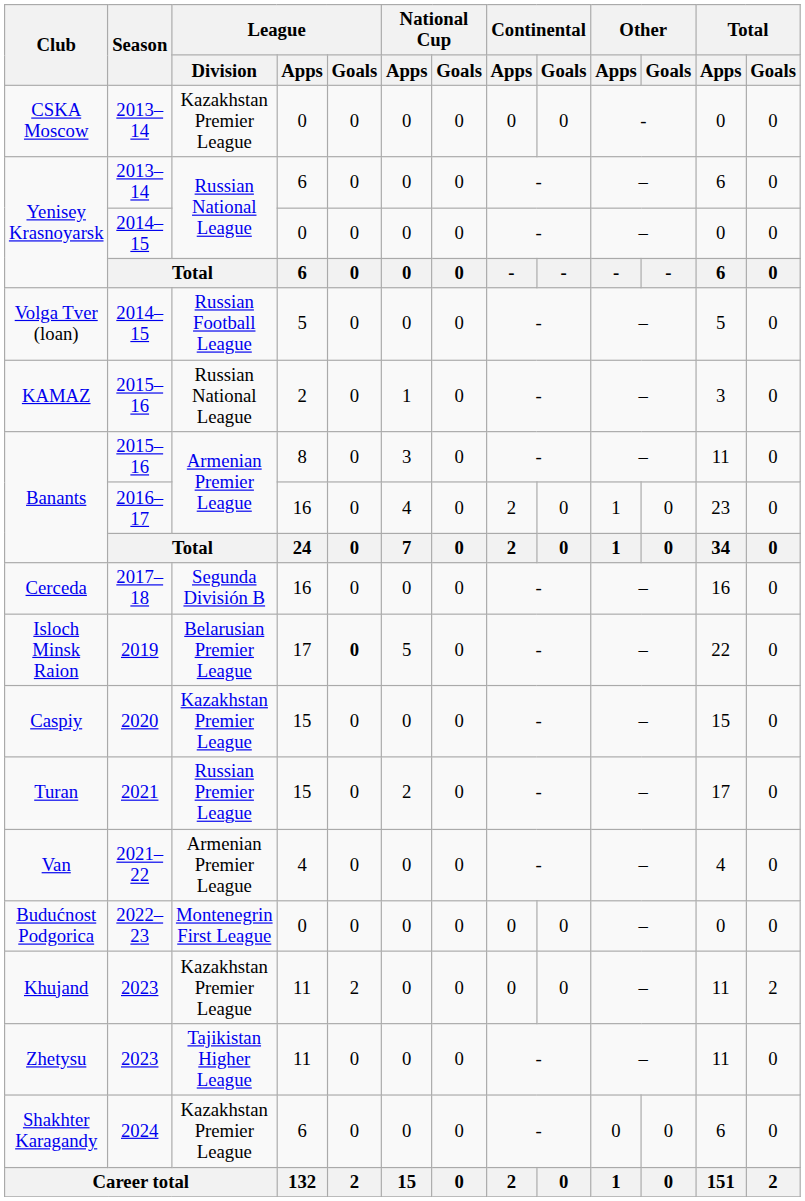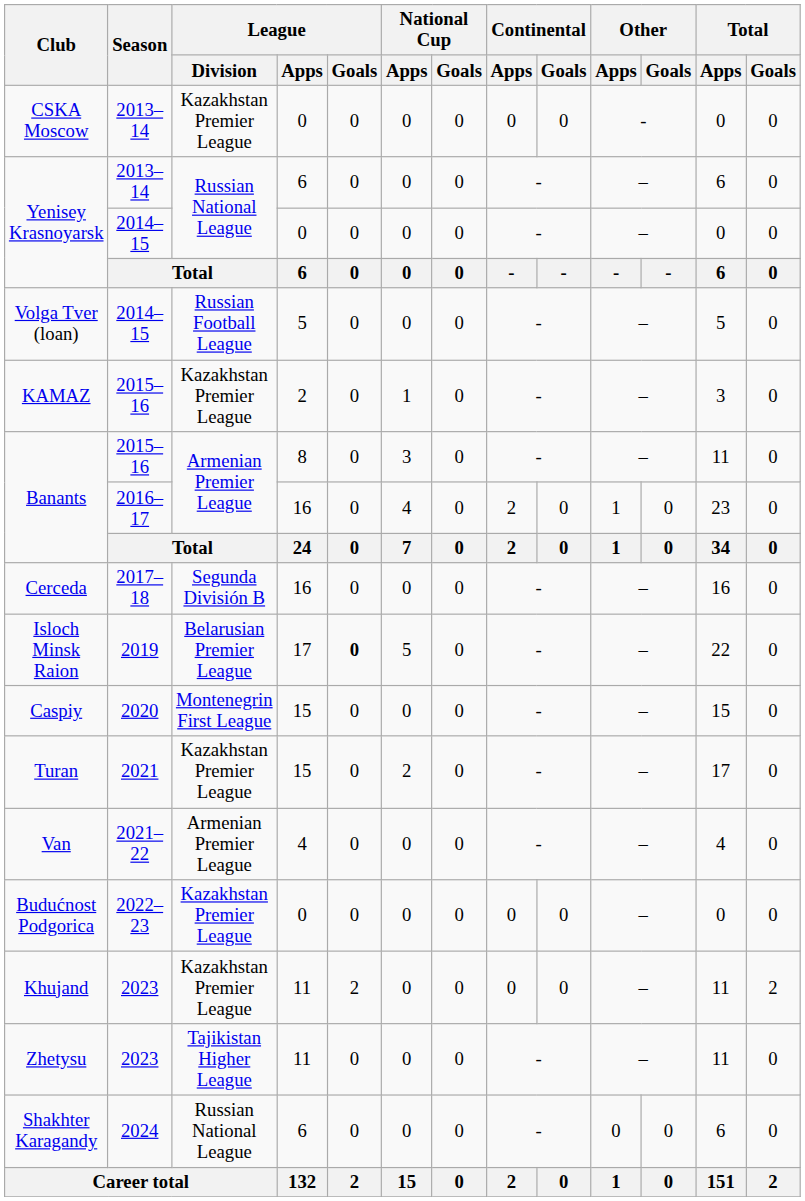(224, 395) Russian National League -> (224, 395) Kazakhstan Premier League
(224, 721) Kazakhstan Premier League -> (224, 710) Montenegrin First League
(224, 793) Russian Premier League -> (224, 771) Kazakhstan Premier League
(224, 926) Montenegrin First League -> (224, 915) Kazakhstan Premier League
(224, 1130) Kazakhstan Premier League -> (224, 1130) Russian National League
